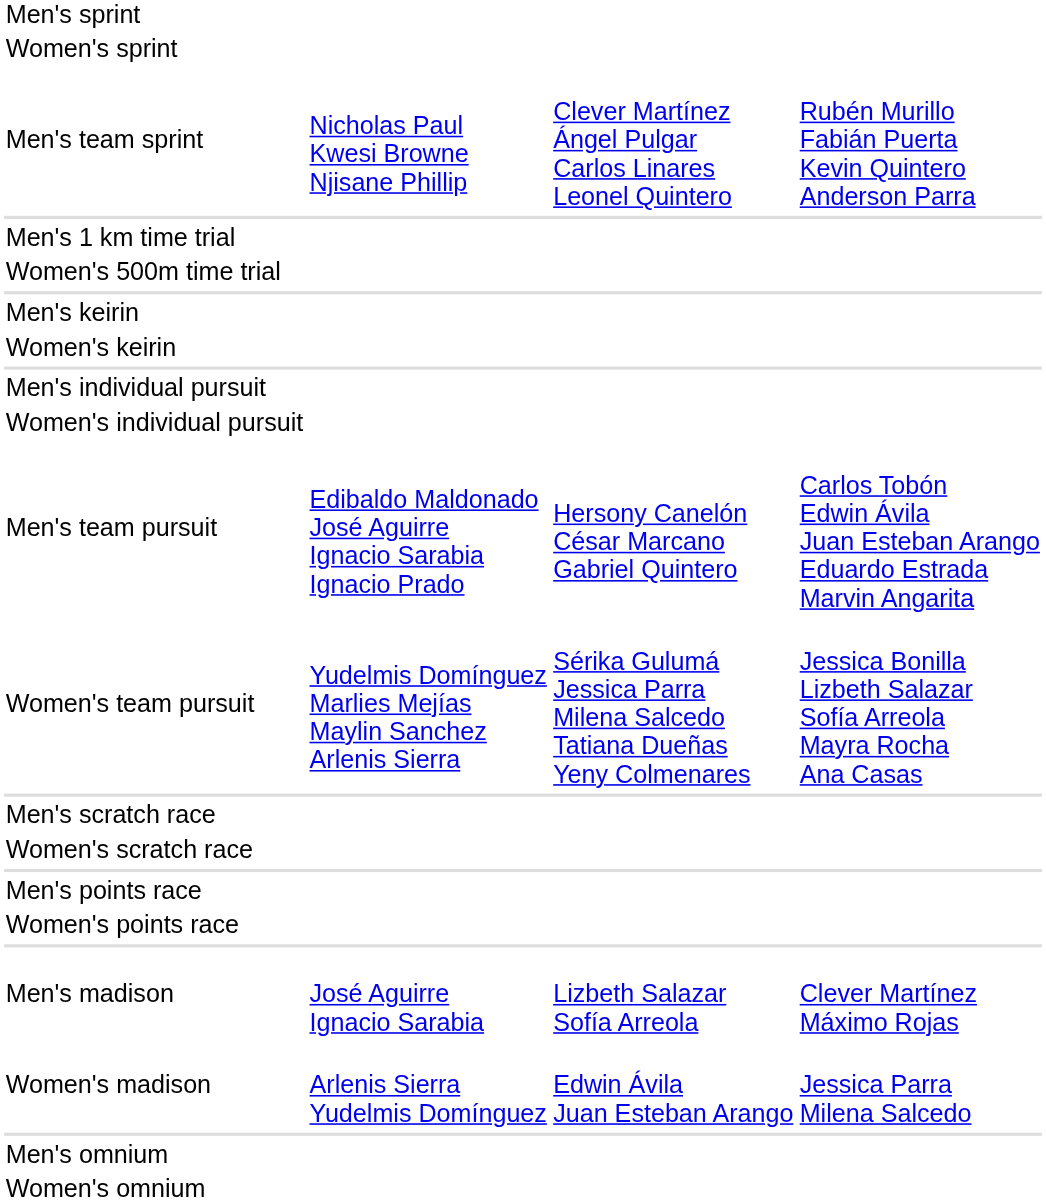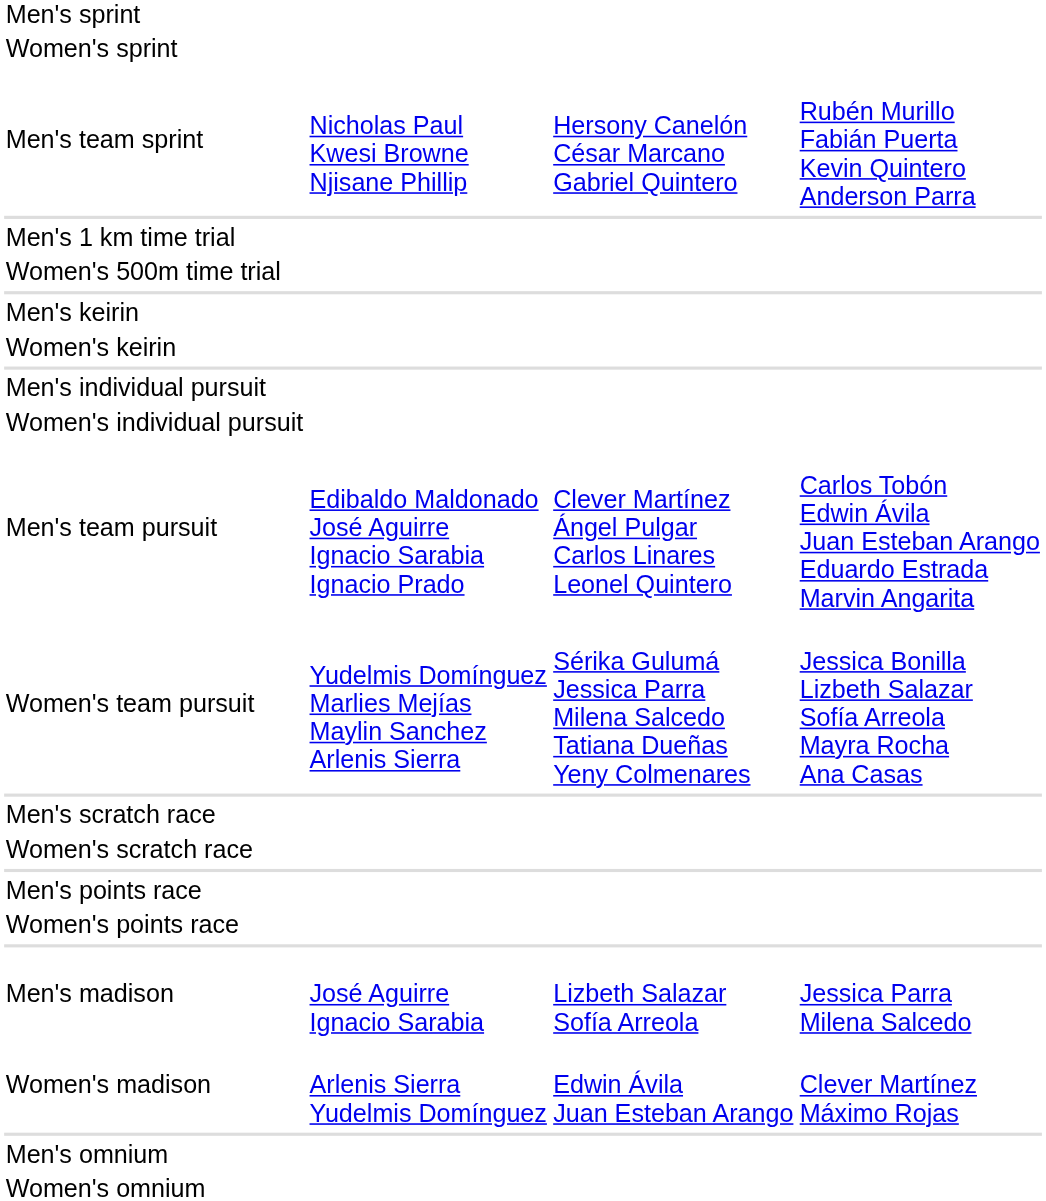(643, 154) Clever Martínez Ángel Pulgar Carlos Linares Leonel Quintero -> (650, 154) Hersony Canelón César Marcano Gabriel Quintero
(650, 542) Hersony Canelón César Marcano Gabriel Quintero -> (643, 542) Clever Martínez Ángel Pulgar Carlos Linares Leonel Quintero
(888, 1008) Clever Martínez Máximo Rojas -> (886, 1008) Jessica Parra Milena Salcedo
(886, 1099) Jessica Parra Milena Salcedo -> (888, 1099) Clever Martínez Máximo Rojas
